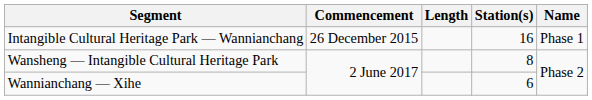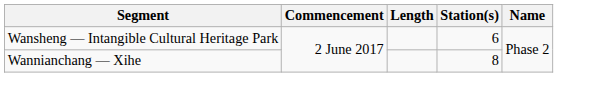- row: (156, 38)
(530, 60) 8 -> (495, 38) 6
(530, 83) 6 -> (495, 60) 8
